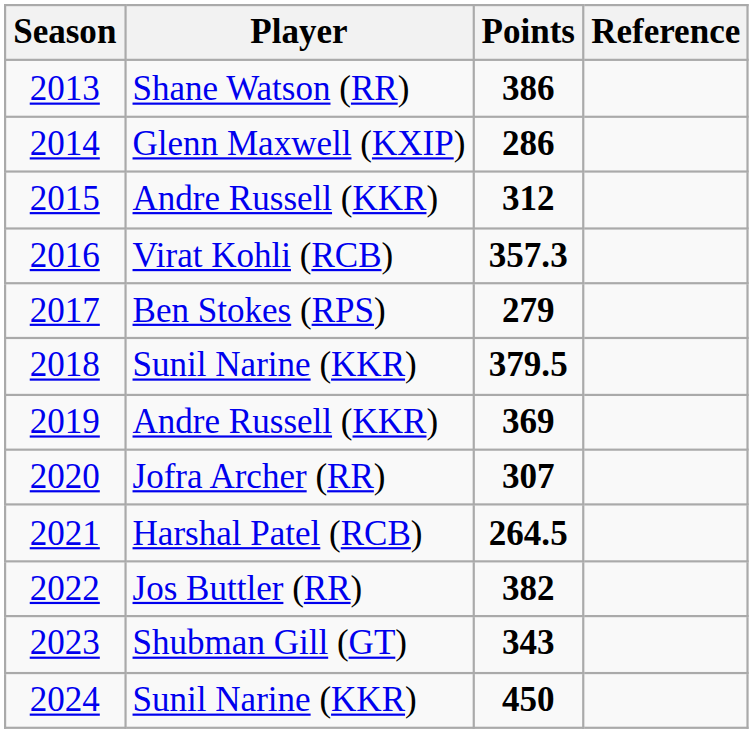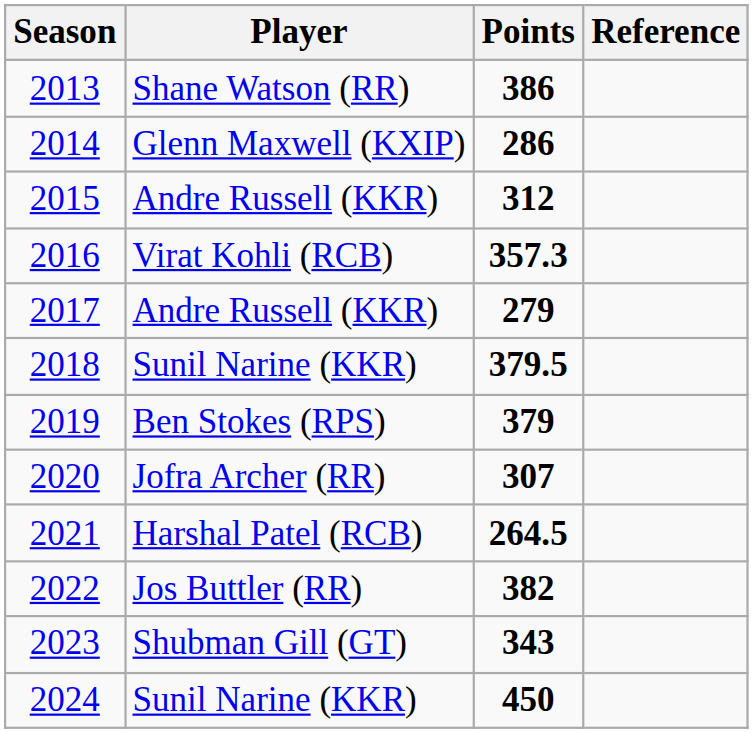(259, 310) Ben Stokes (RPS) -> (285, 310) Andre Russell (KKR)
(285, 421) Andre Russell (KKR) -> (259, 421) Ben Stokes (RPS)
(528, 421) 369 -> (528, 421) 379
